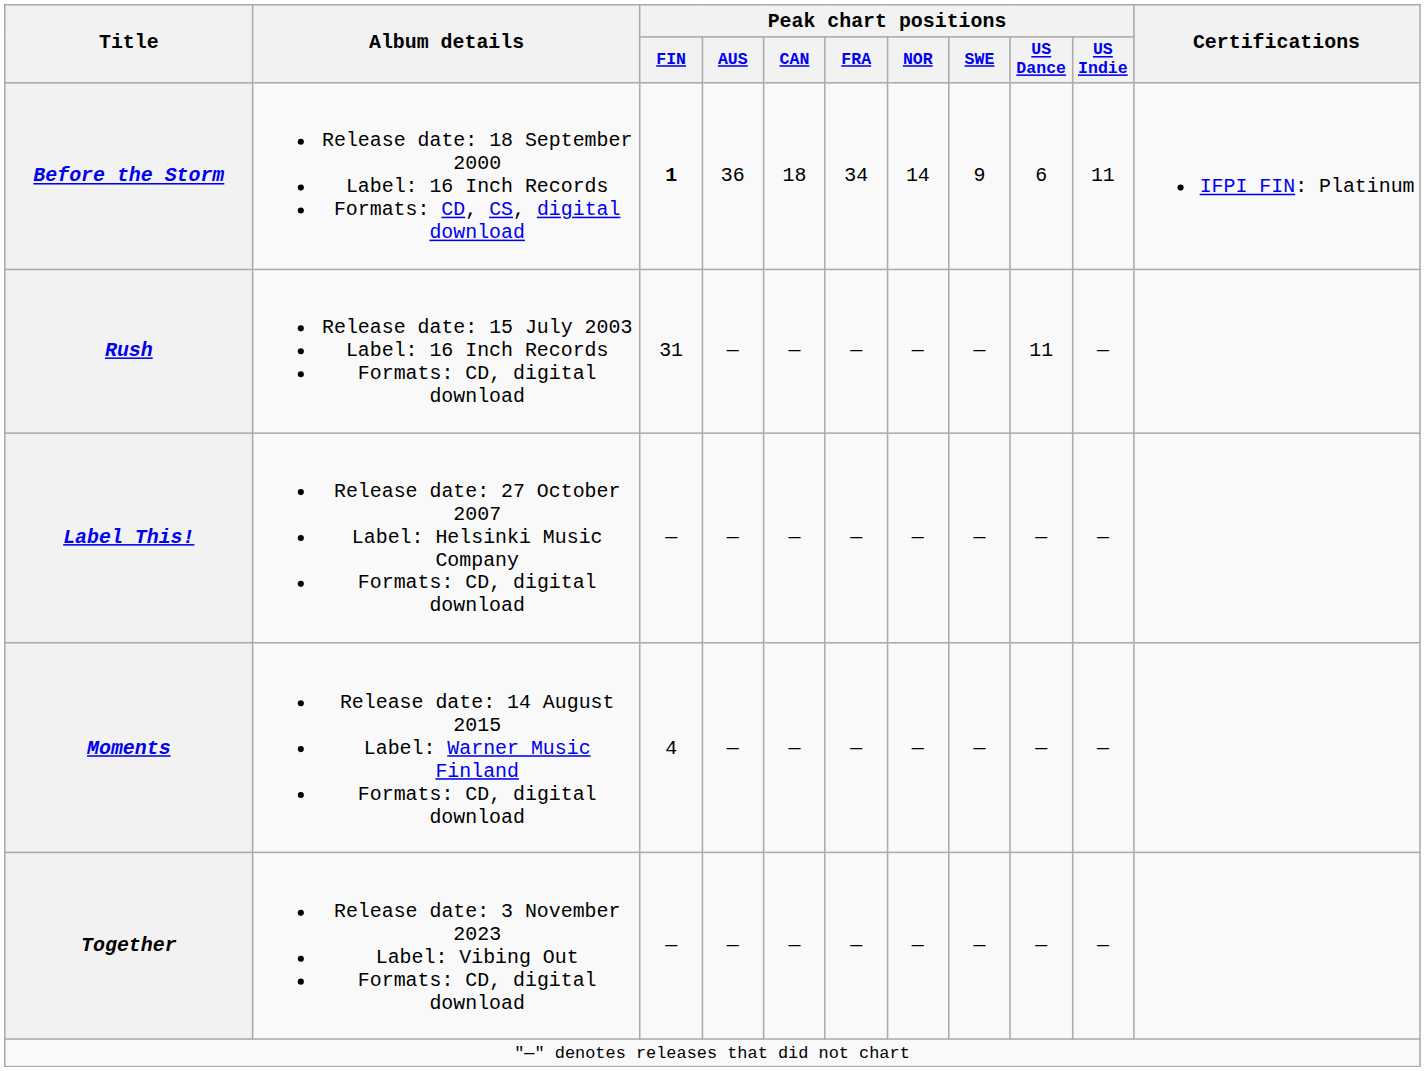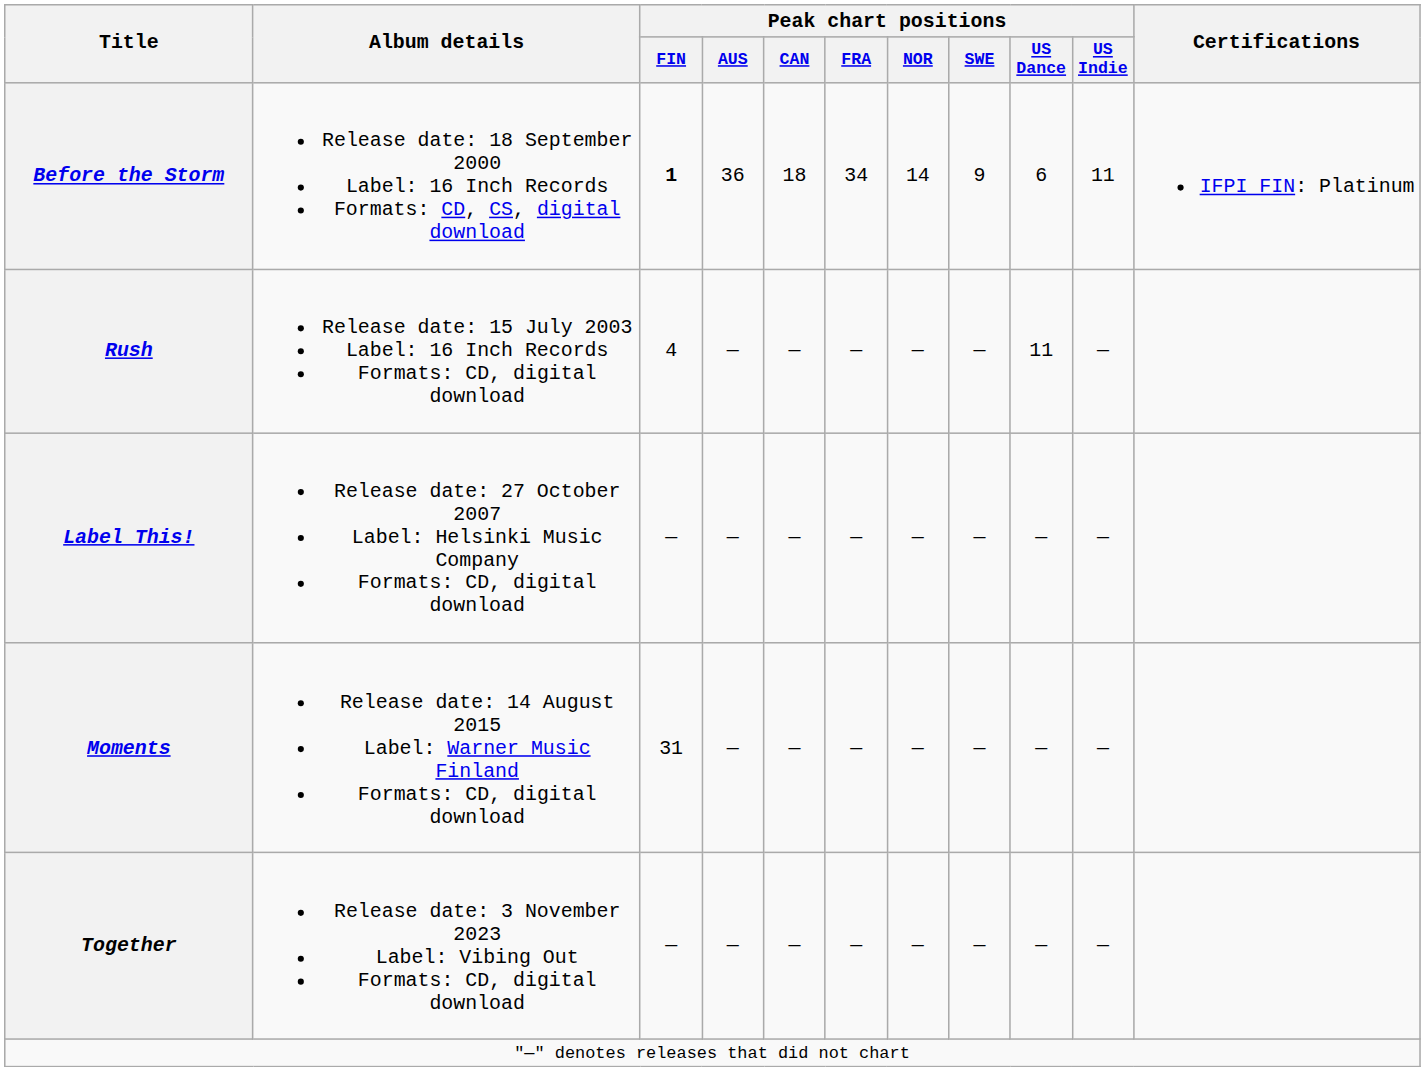(671, 351) 31 -> (671, 351) 4
(671, 748) 4 -> (671, 748) 31
